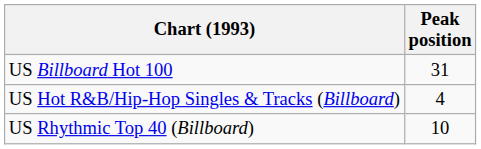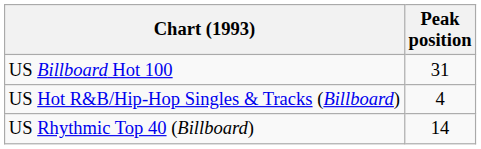(440, 128) 10 -> (440, 128) 14
